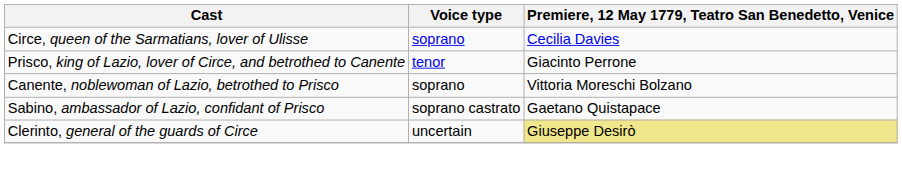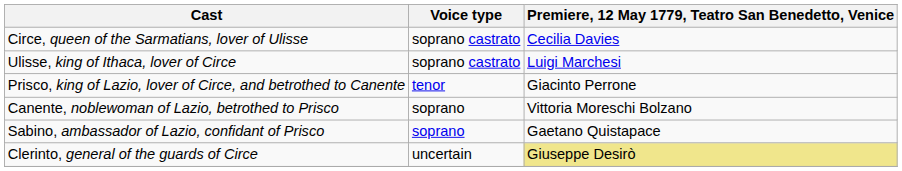(438, 39) soprano -> (466, 39) soprano castrato
+ row: (122, 62)
(466, 108) soprano castrato -> (438, 131) soprano
